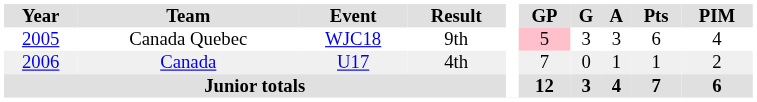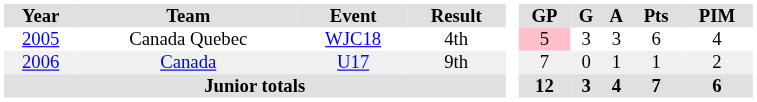(456, 39) 9th -> (456, 39) 4th
(456, 62) 4th -> (456, 62) 9th
